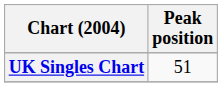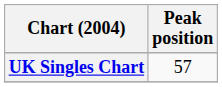(183, 67) 51 -> (183, 67) 57
